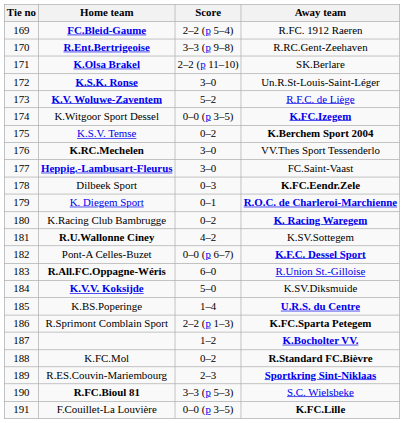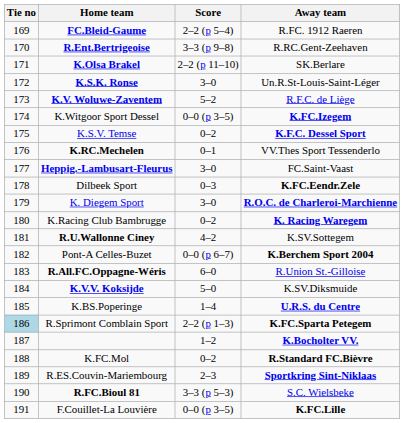(320, 133) K.Berchem Sport 2004 -> (320, 133) K.F.C. Dessel Sport
(208, 151) 3–0 -> (208, 151) 0–1
(208, 202) 0–1 -> (208, 202) 3–0
(320, 254) K.F.C. Dessel Sport -> (320, 254) K.Berchem Sport 2004
(21, 323) no background -> (21, 323) lightblue background
